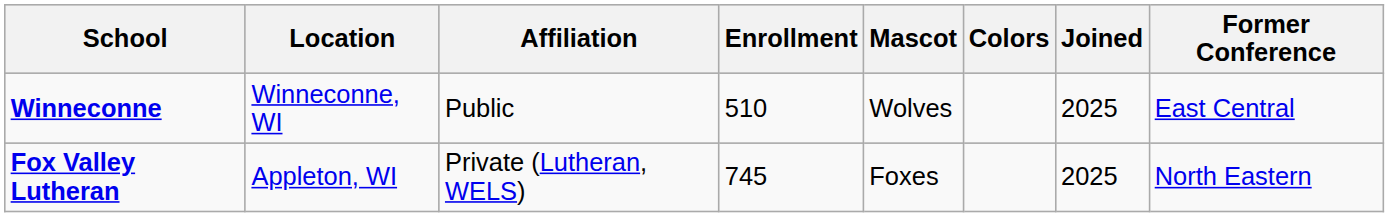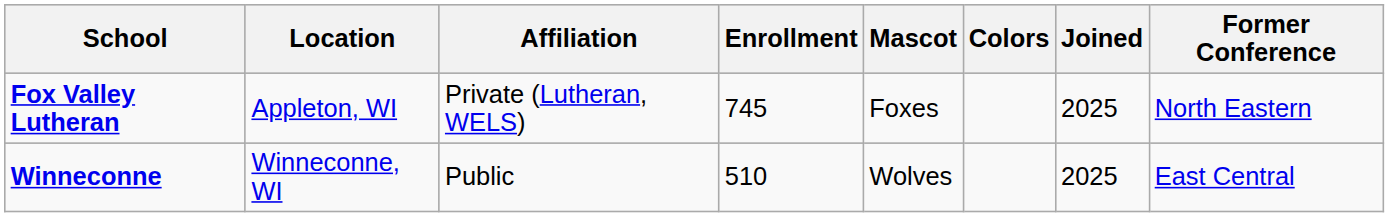rows swapped: (73, 176) <-> (86, 107)
